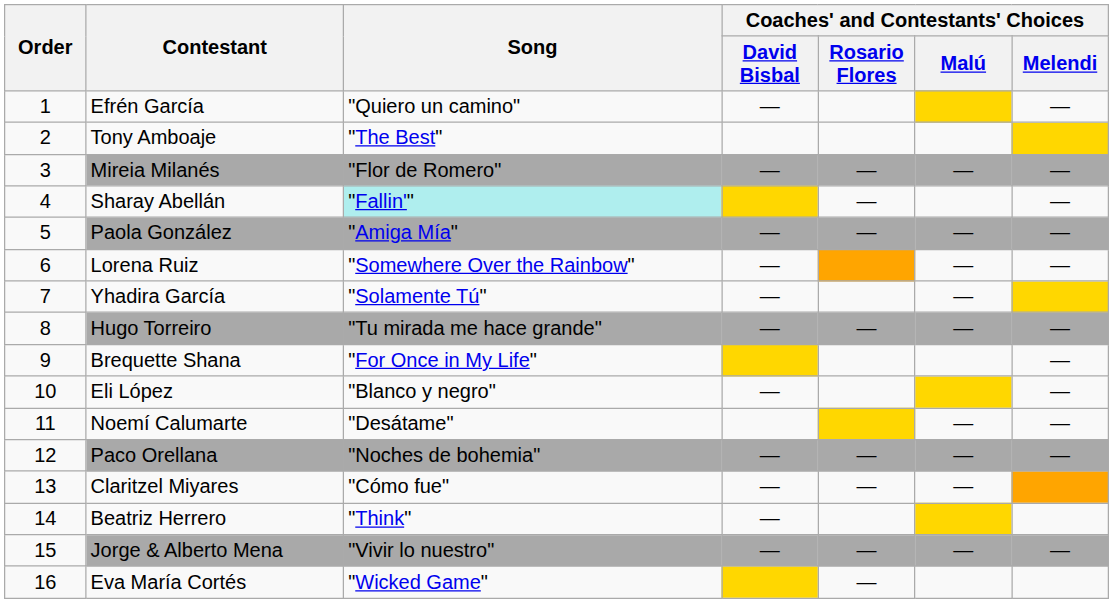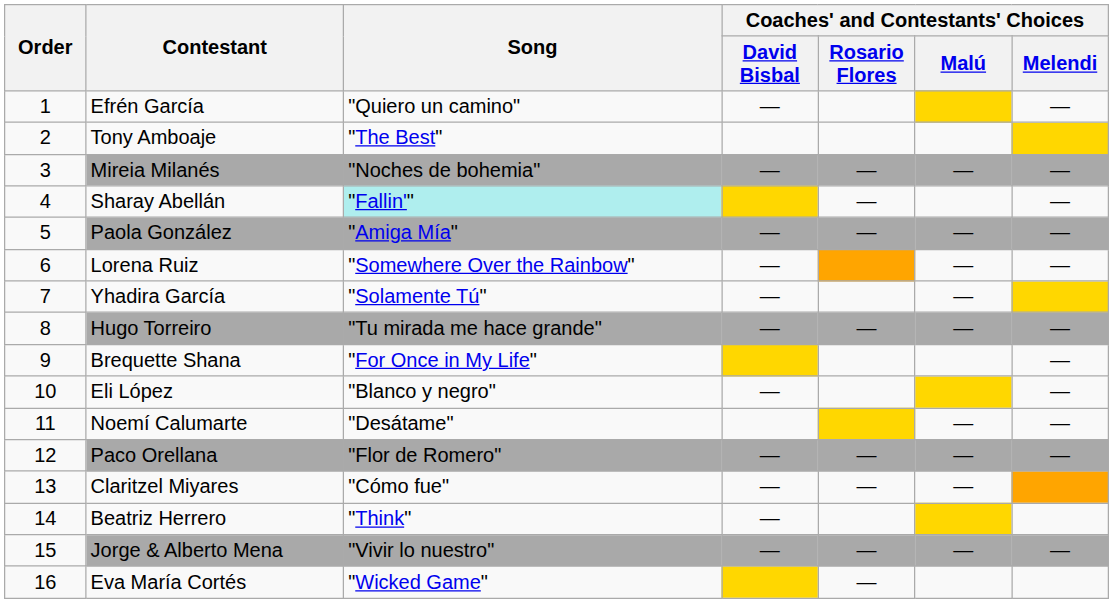(425, 169) "Flor de Romero" -> (444, 169) "Noches de bohemia"
(444, 455) "Noches de bohemia" -> (425, 455) "Flor de Romero"
